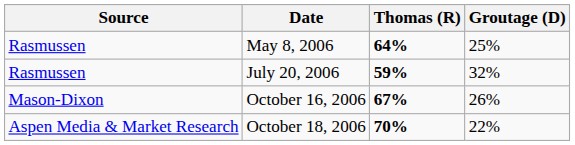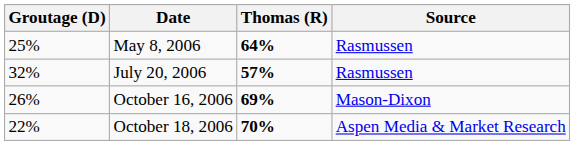columns swapped: (124, 18) <-> (517, 18)
(391, 72) 59% -> (258, 72) 57%
(391, 99) 67% -> (258, 99) 69%
